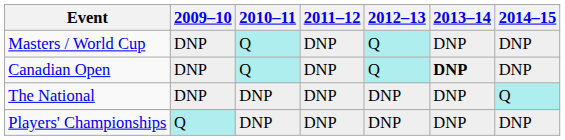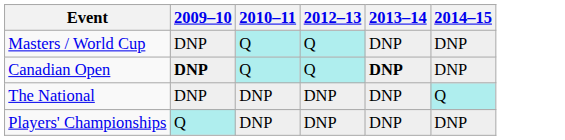- column: (332, 17)
(191, 69) normal -> (191, 69) bold
